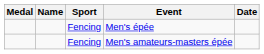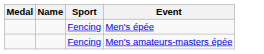- column: (247, 12)
